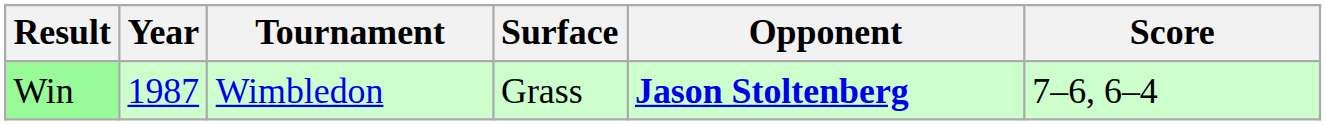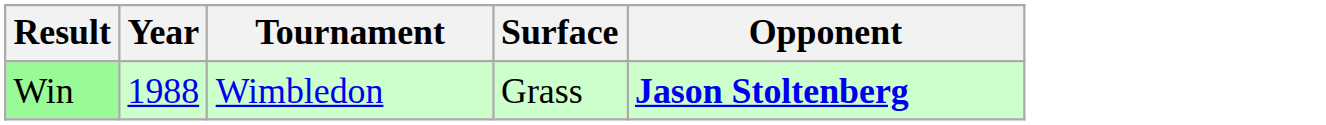- column: (1172, 32)
(163, 89) 1987 -> (163, 89) 1988
